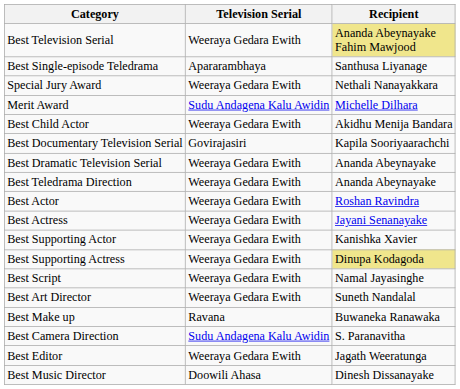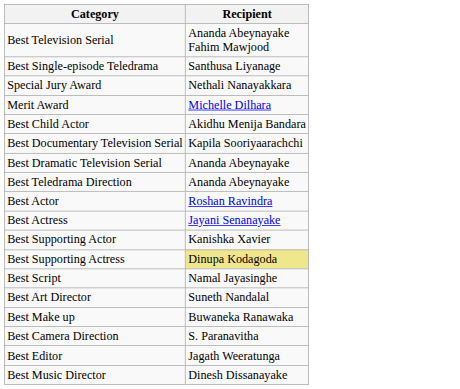- column: (259, 14)
(385, 40) khaki background -> (239, 40) no background
